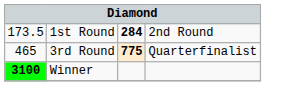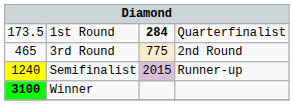(181, 33) 2nd Round -> (232, 33) Quarterfinalist
(132, 52) bold -> (157, 52) normal
(203, 52) Quarterfinalist -> (210, 52) 2nd Round
+ row: (93, 71)
